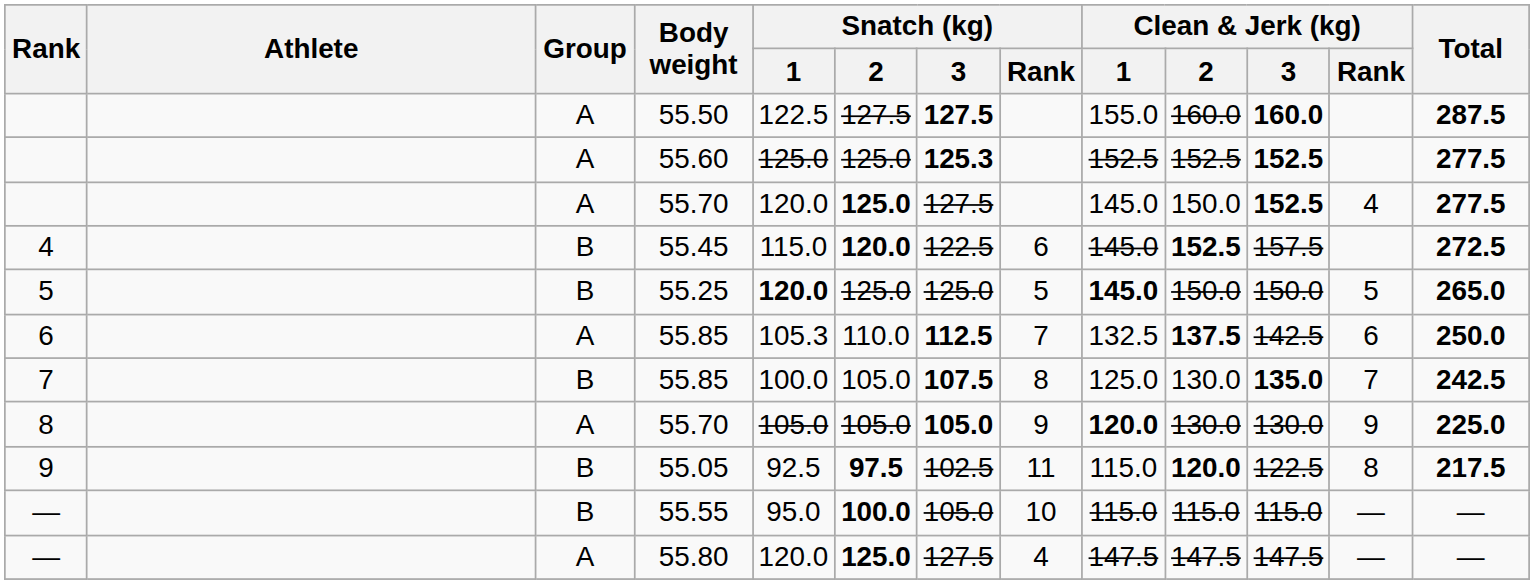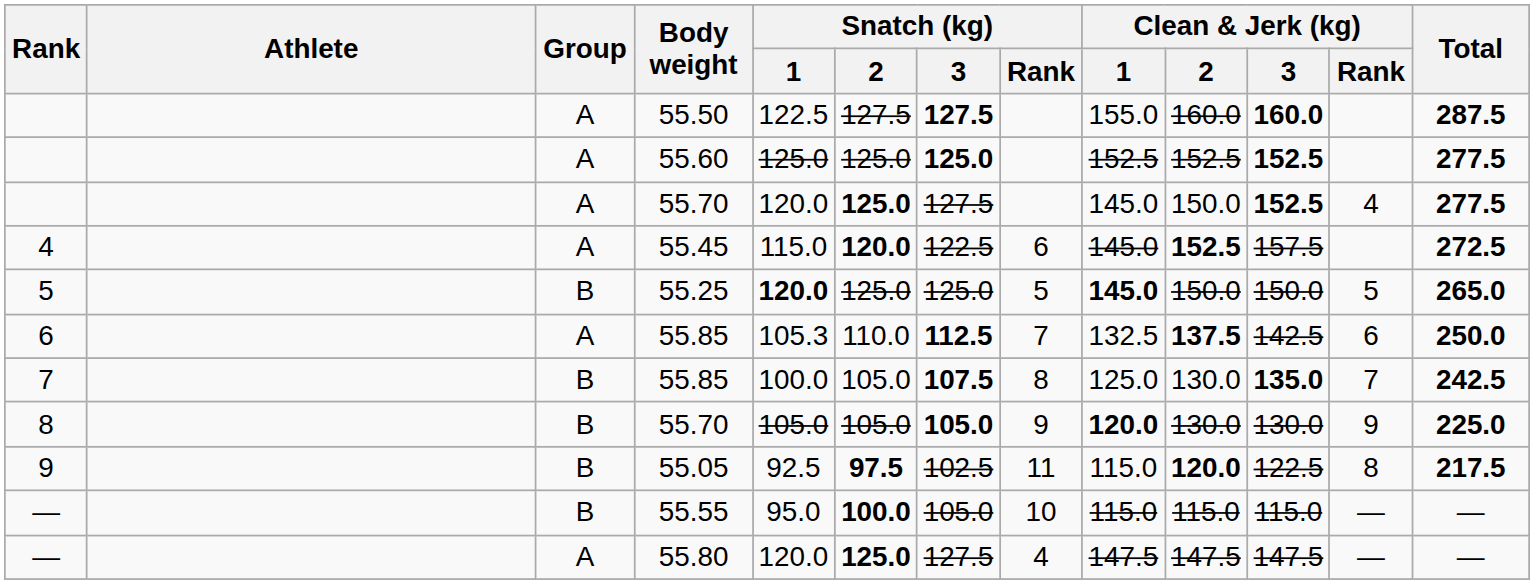(958, 159) 125.3 -> (958, 159) 125.0
(585, 247) B -> (585, 247) A
(585, 423) A -> (585, 423) B
